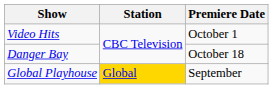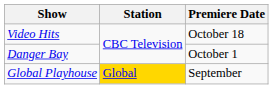(213, 34) October 1 -> (216, 34) October 18
(216, 53) October 18 -> (213, 53) October 1
